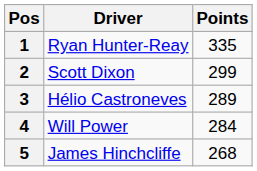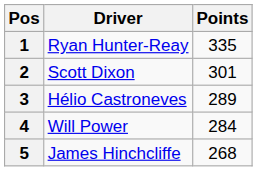(222, 72) 299 -> (222, 72) 301
